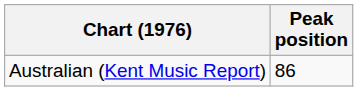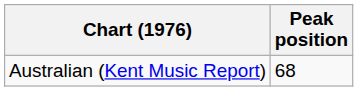(285, 70) 86 -> (285, 70) 68
